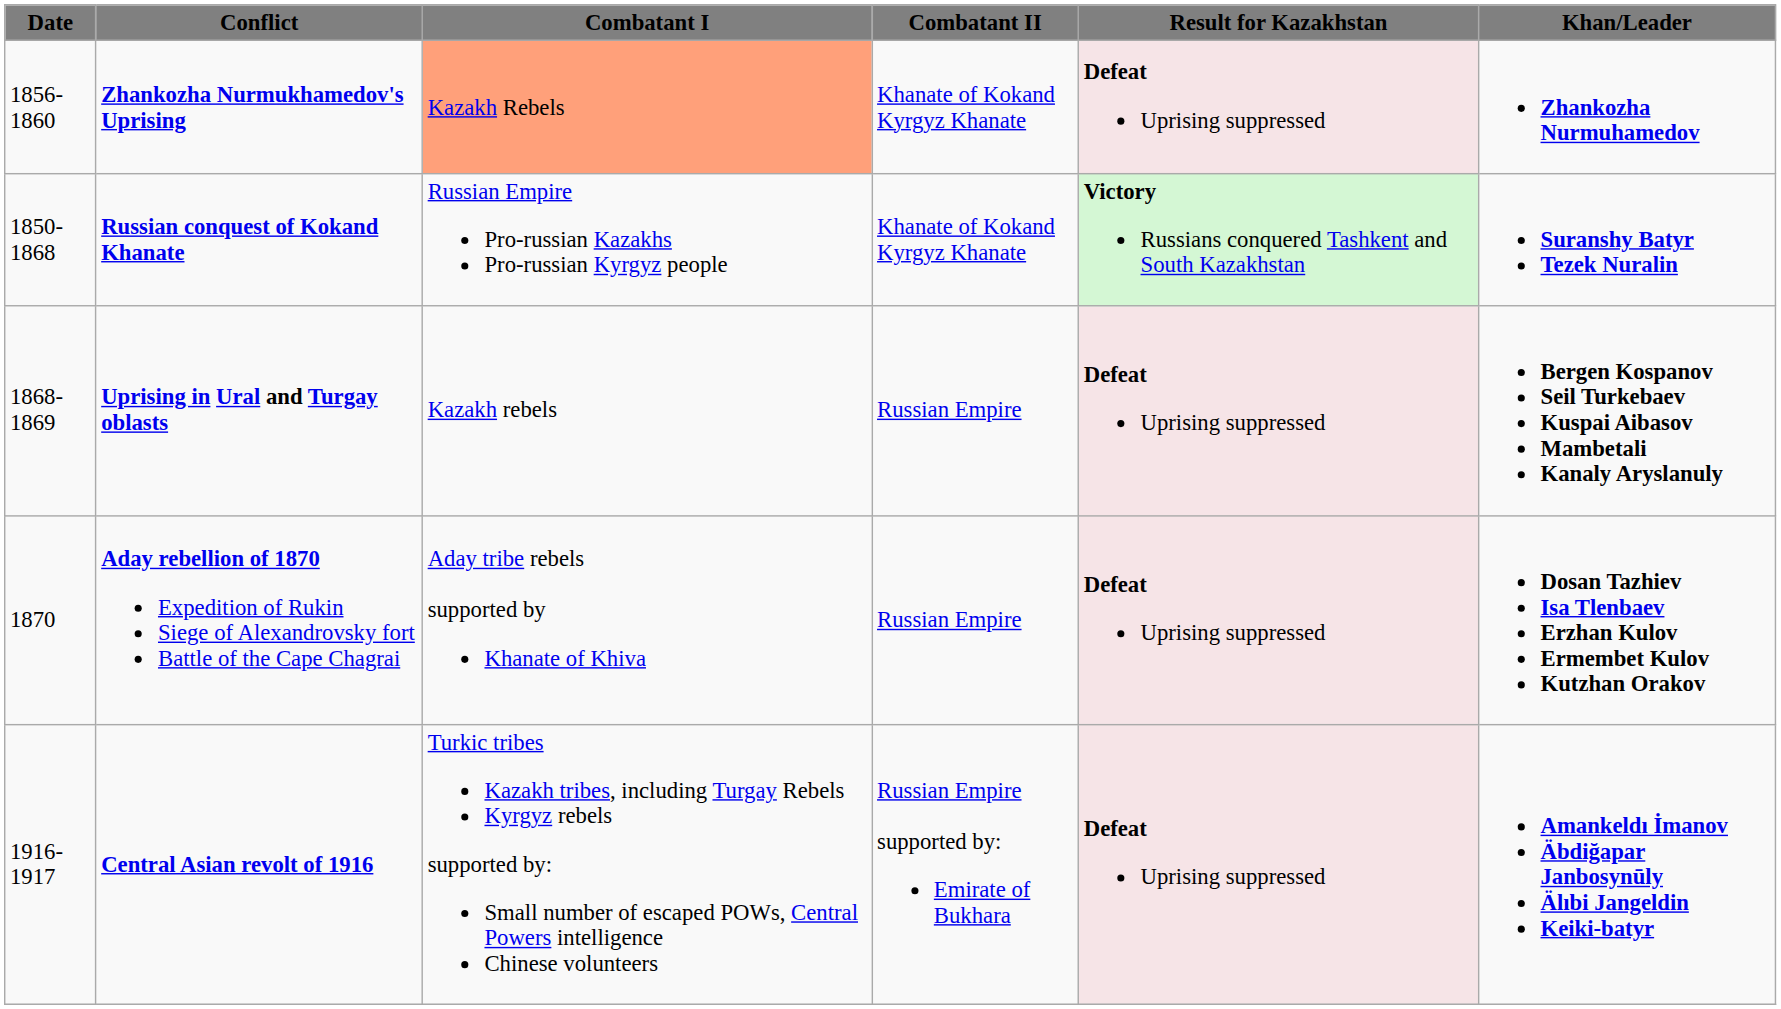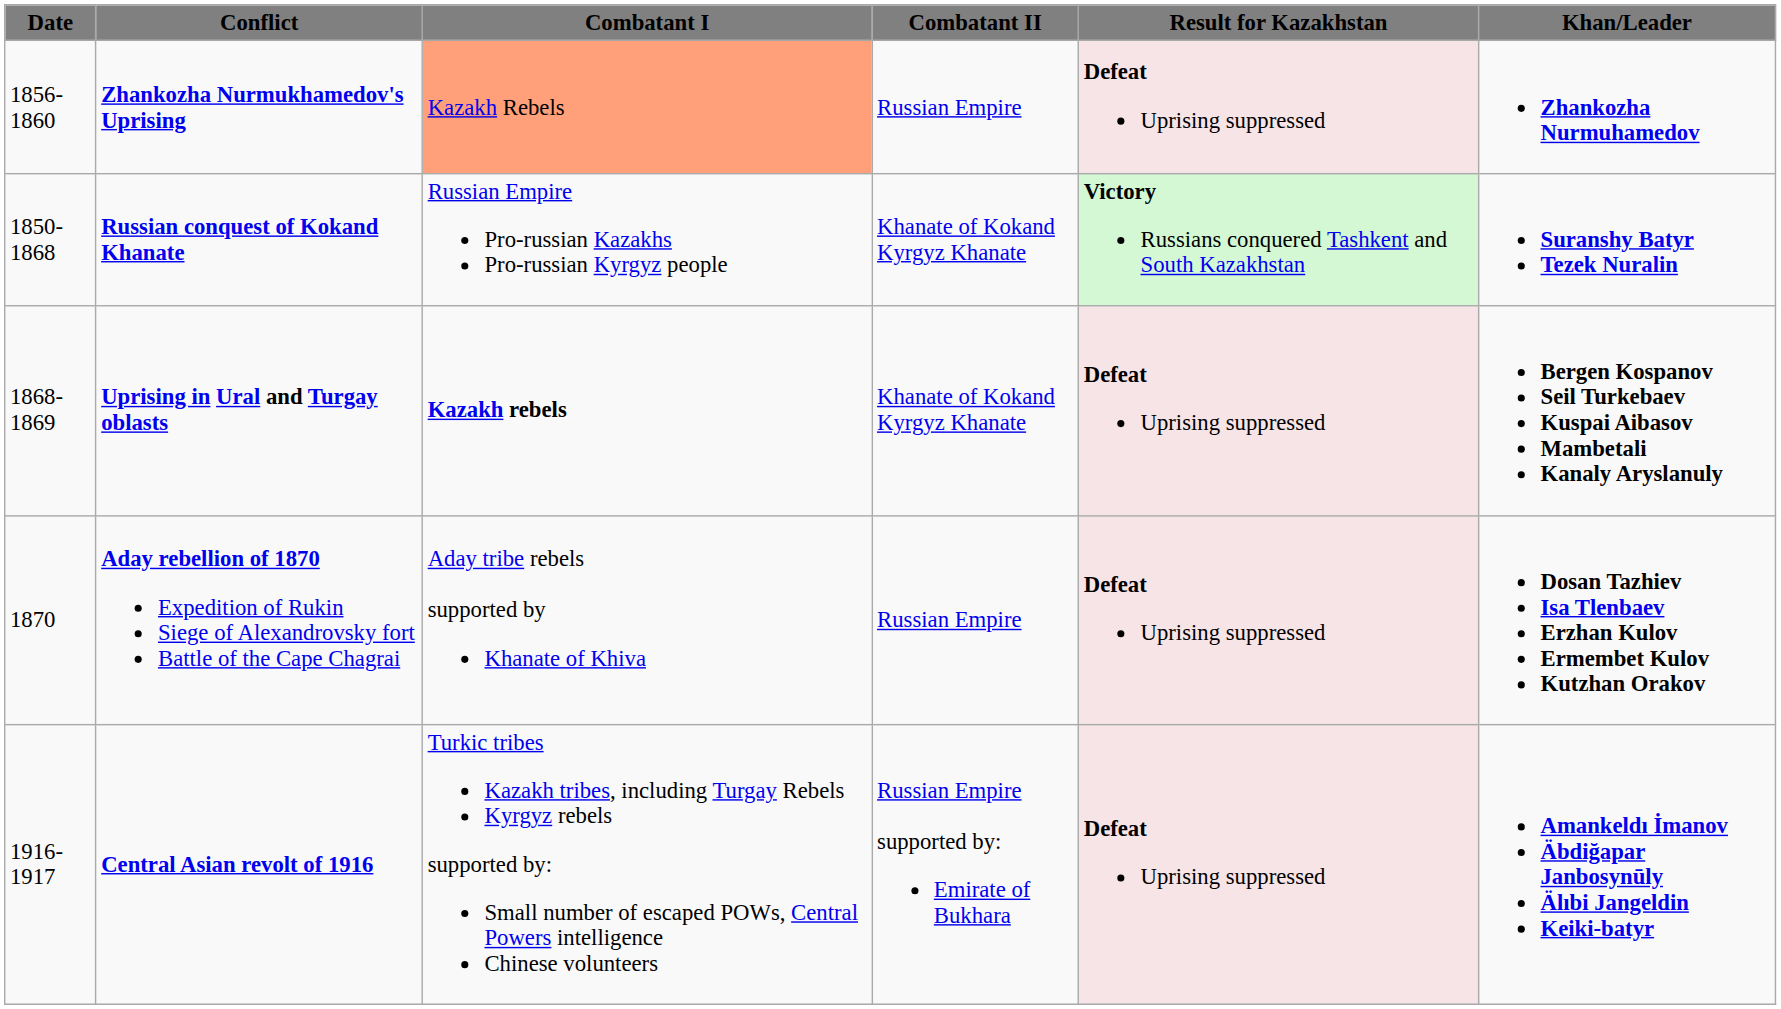(966, 106) Khanate of Kokand Kyrgyz Khanate -> (949, 106) Russian Empire
(492, 410) normal -> (497, 410) bold
(949, 410) Russian Empire -> (966, 410) Khanate of Kokand Kyrgyz Khanate
